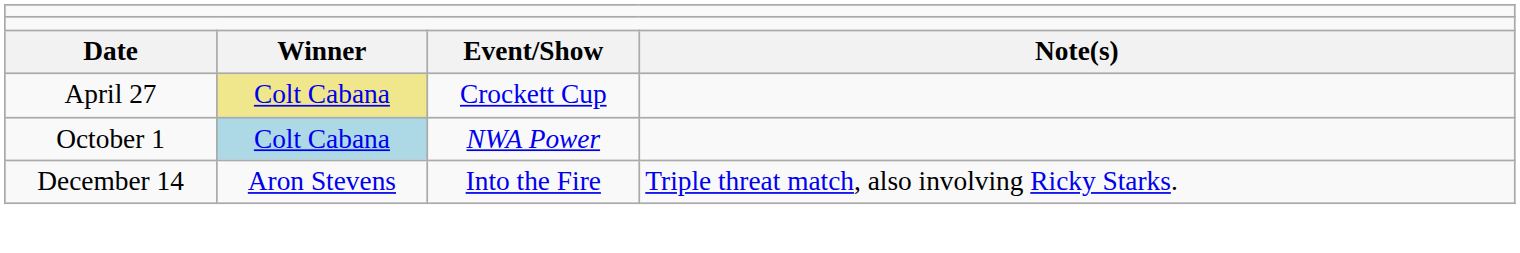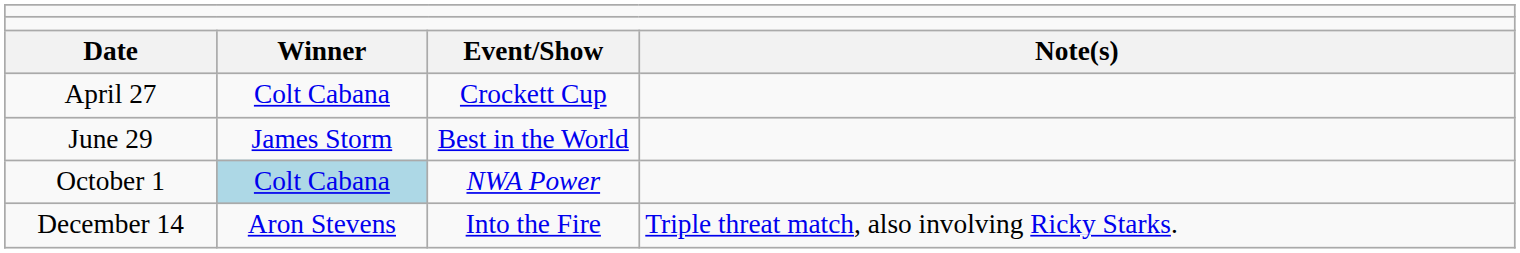(322, 94) khaki background -> (322, 94) no background
+ row: (111, 138)
